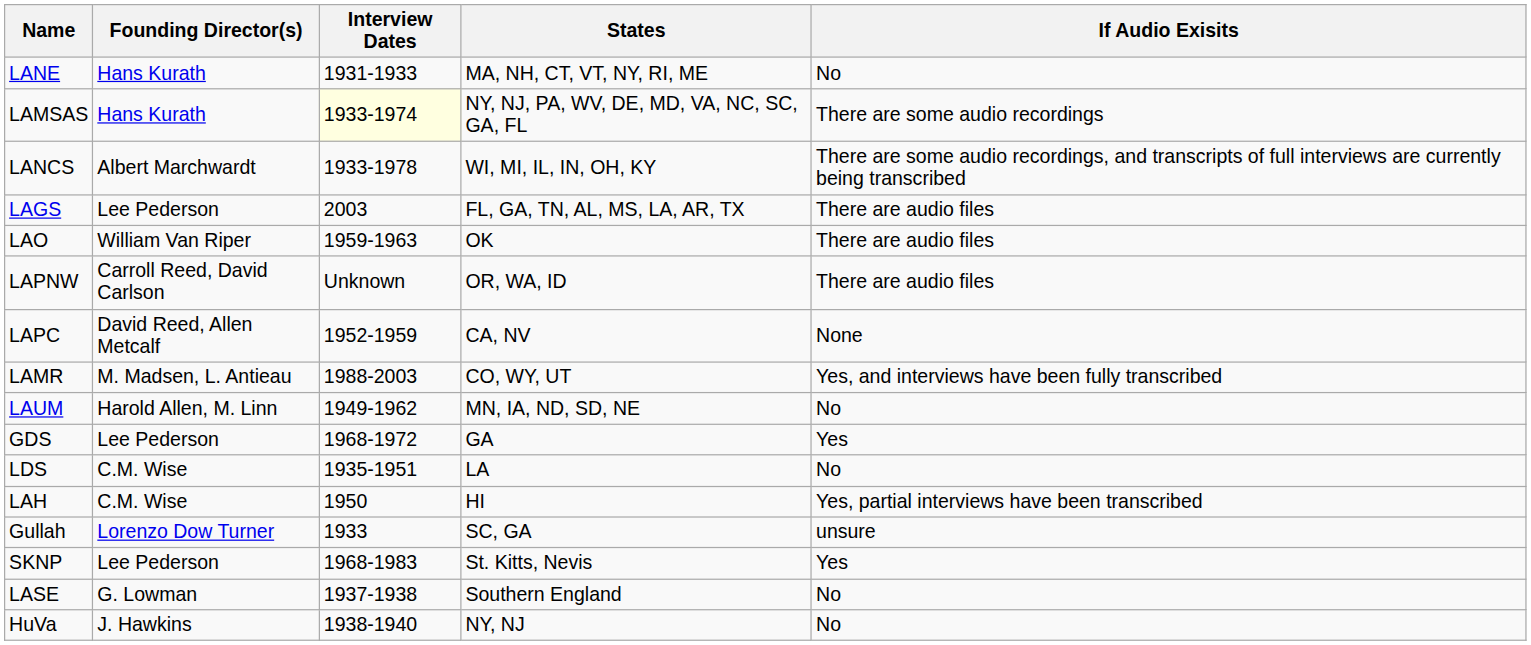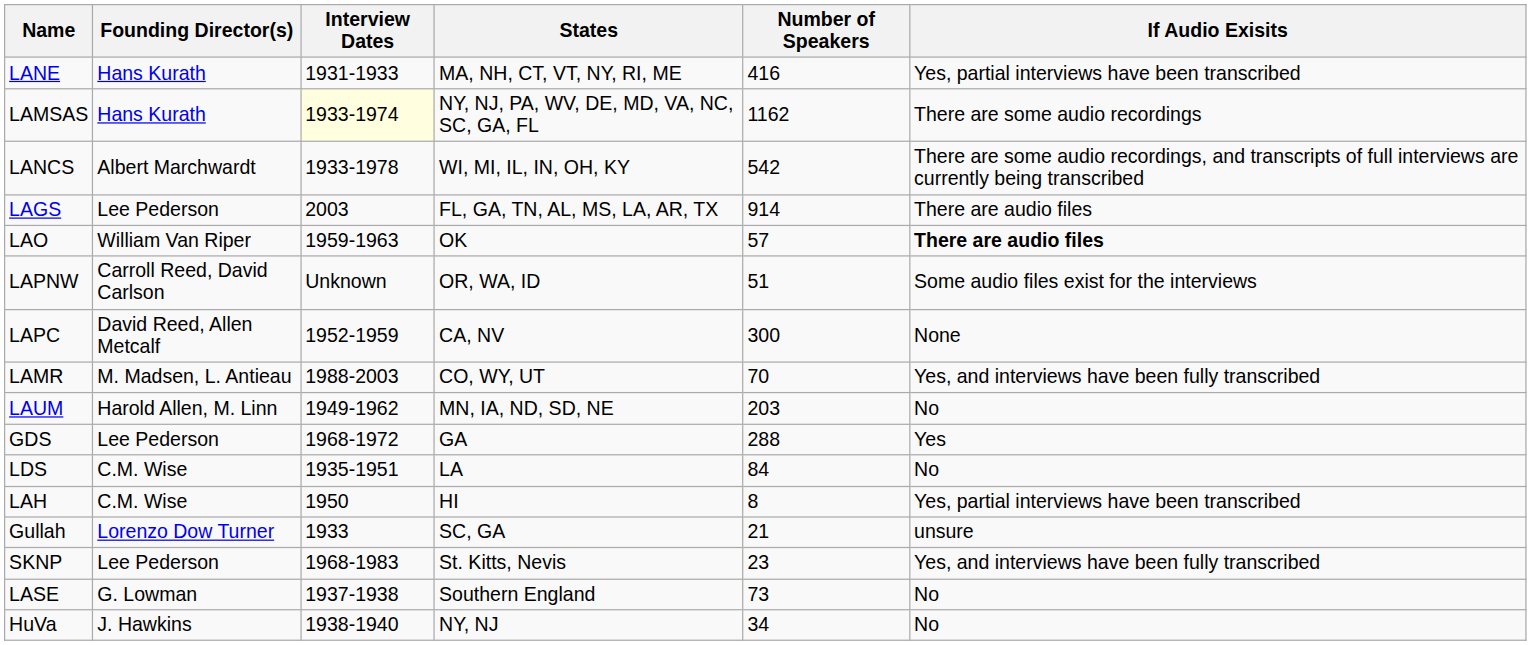+ column: (826, 30)
(829, 72) No -> (1107, 72) Yes, partial interviews have been transcribed
(905, 240) normal -> (1009, 240) bold
(905, 282) There are audio files -> (1085, 282) Some audio files exist for the interviews
(832, 563) Yes -> (1117, 563) Yes, and interviews have been fully transcribed
